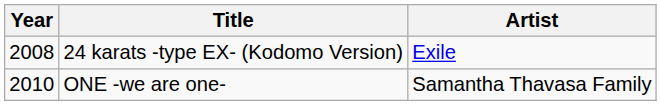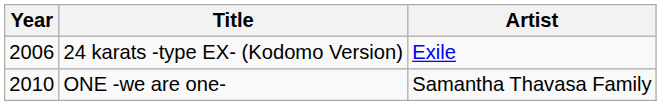(32, 52) 2008 -> (32, 52) 2006
